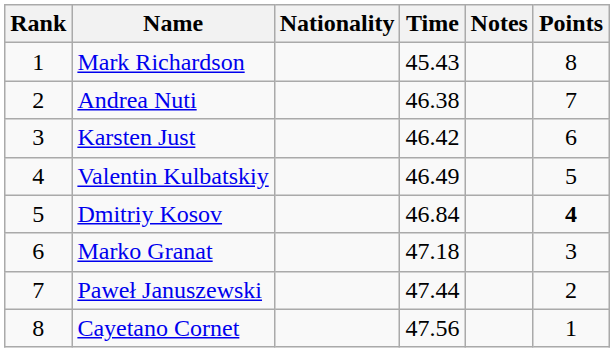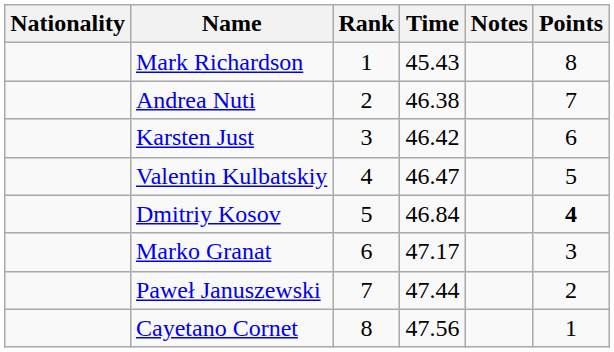columns swapped: (38, 23) <-> (337, 23)
(433, 175) 46.49 -> (433, 175) 46.47
(433, 251) 47.18 -> (433, 251) 47.17
